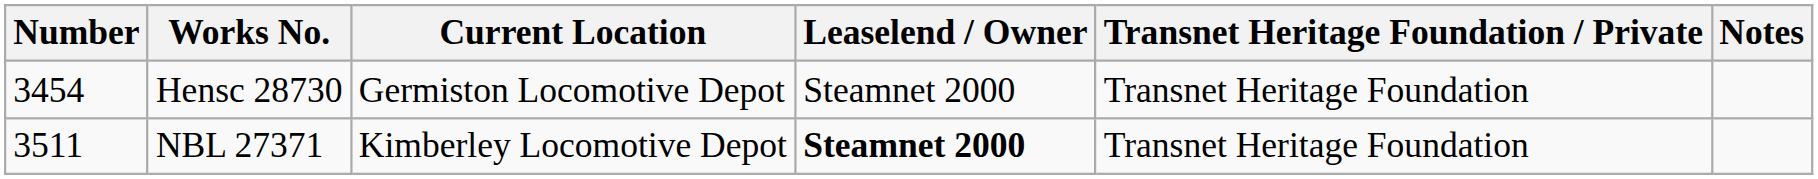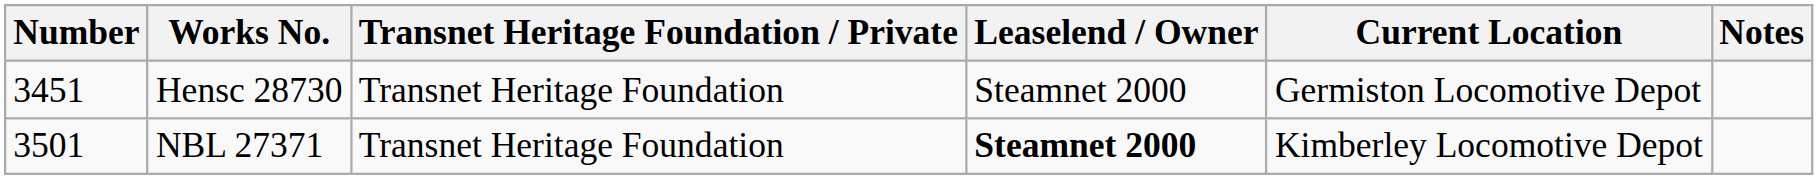columns swapped: (1403, 32) <-> (573, 32)
(49, 88) 3454 -> (49, 88) 3451
(48, 145) 3511 -> (49, 145) 3501
